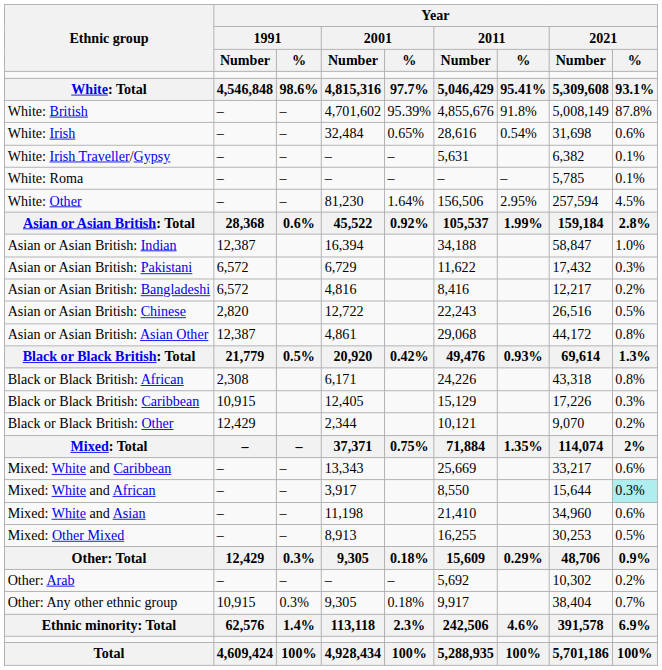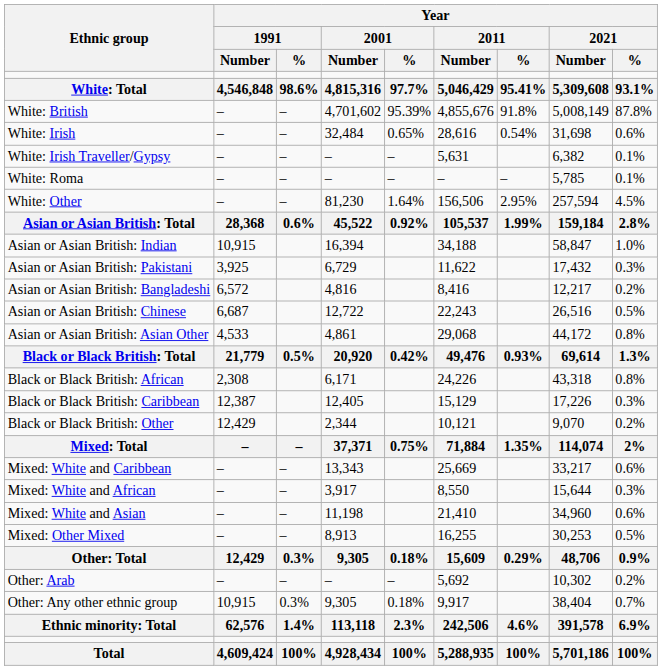(236, 245) 12,387 -> (236, 245) 10,915
(233, 267) 6,572 -> (233, 267) 3,925
(233, 312) 2,820 -> (233, 312) 6,687
(236, 334) 12,387 -> (233, 334) 4,533
(236, 401) 10,915 -> (236, 401) 12,387
(630, 491) paleturquoise background -> (630, 491) no background
